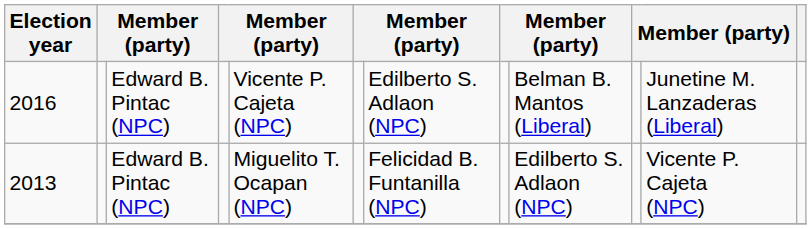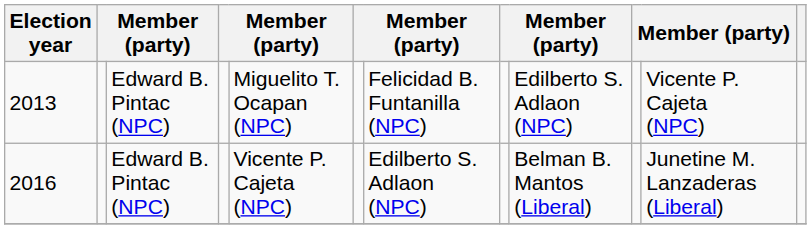rows swapped: (33, 183) <-> (33, 102)
